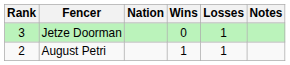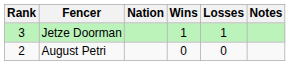(184, 32) 0 -> (184, 32) 1
(184, 51) 1 -> (184, 51) 0
(224, 51) 1 -> (224, 51) 0
